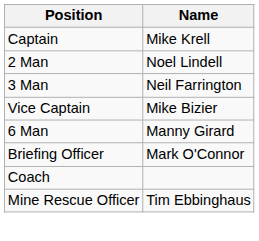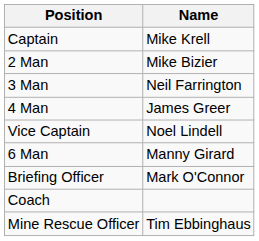(184, 62) Noel Lindell -> (182, 62) Mike Bizier
+ row: (28, 108)
(182, 108) Mike Bizier -> (184, 131) Noel Lindell
